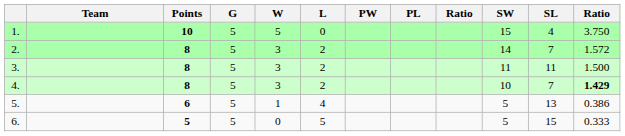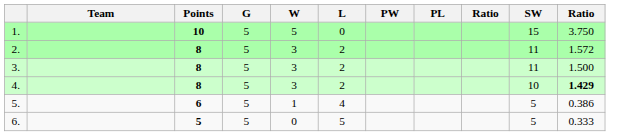- column: (551, 13)
(505, 49) 14 -> (533, 49) 11
